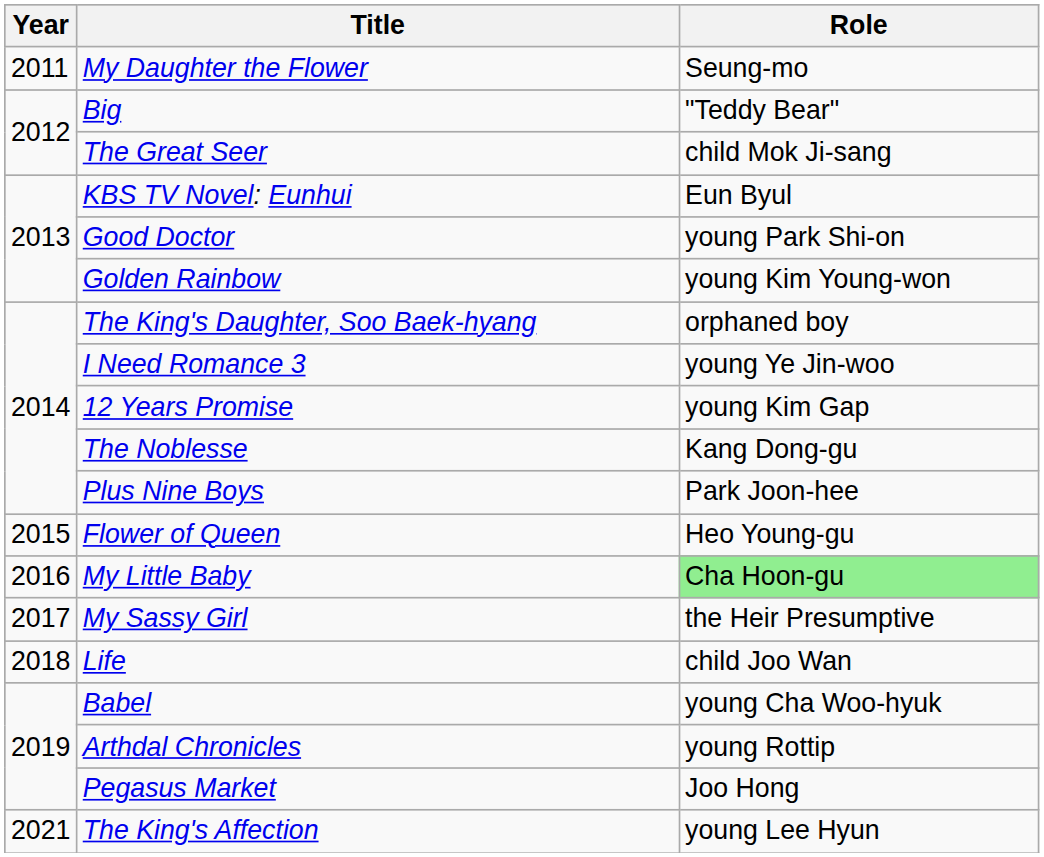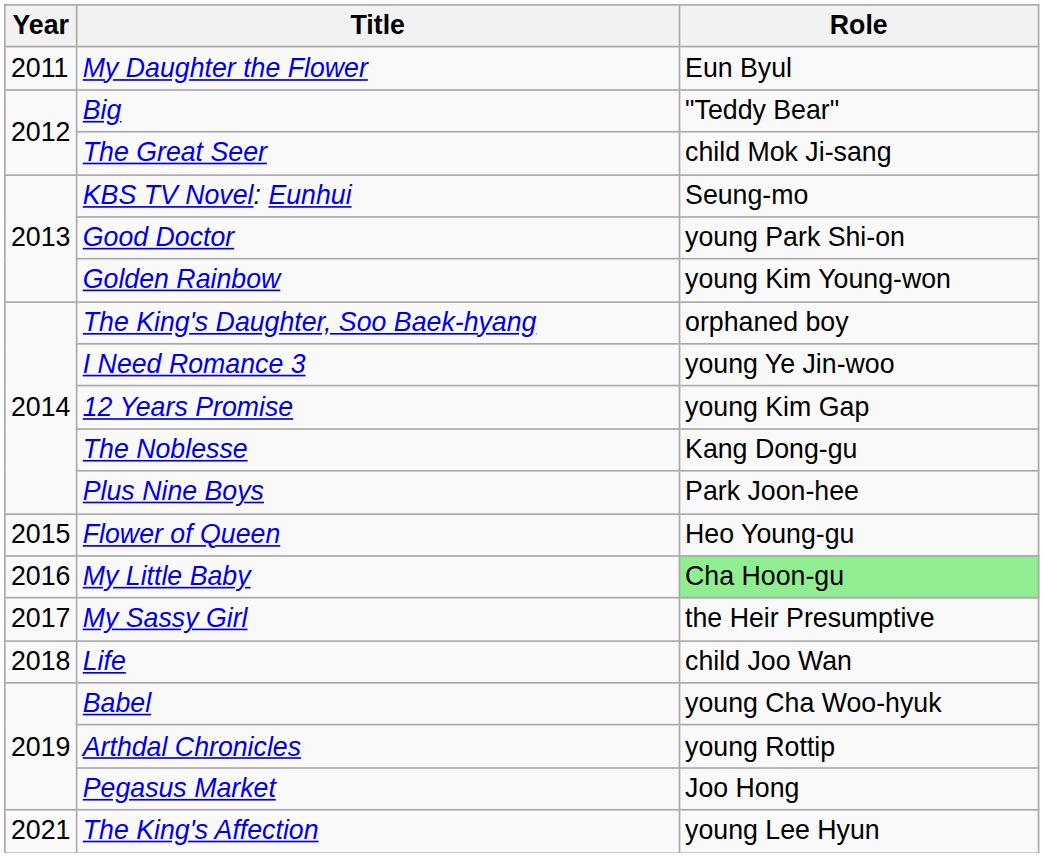(747, 68) Seung-mo -> (739, 68) Eun Byul
(739, 195) Eun Byul -> (747, 195) Seung-mo
